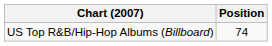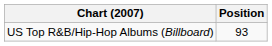(242, 31) 74 -> (242, 31) 93
